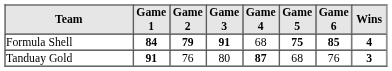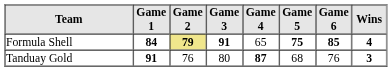(188, 42) no background -> (188, 42) khaki background
(261, 42) 68 -> (261, 42) 65
